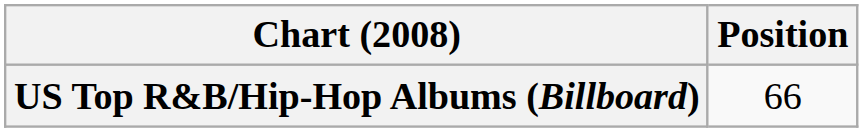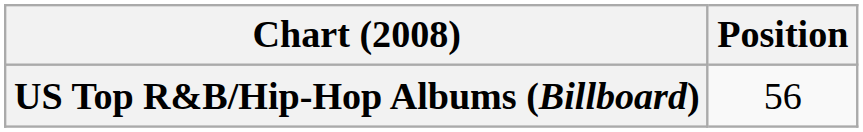(783, 95) 66 -> (783, 95) 56
